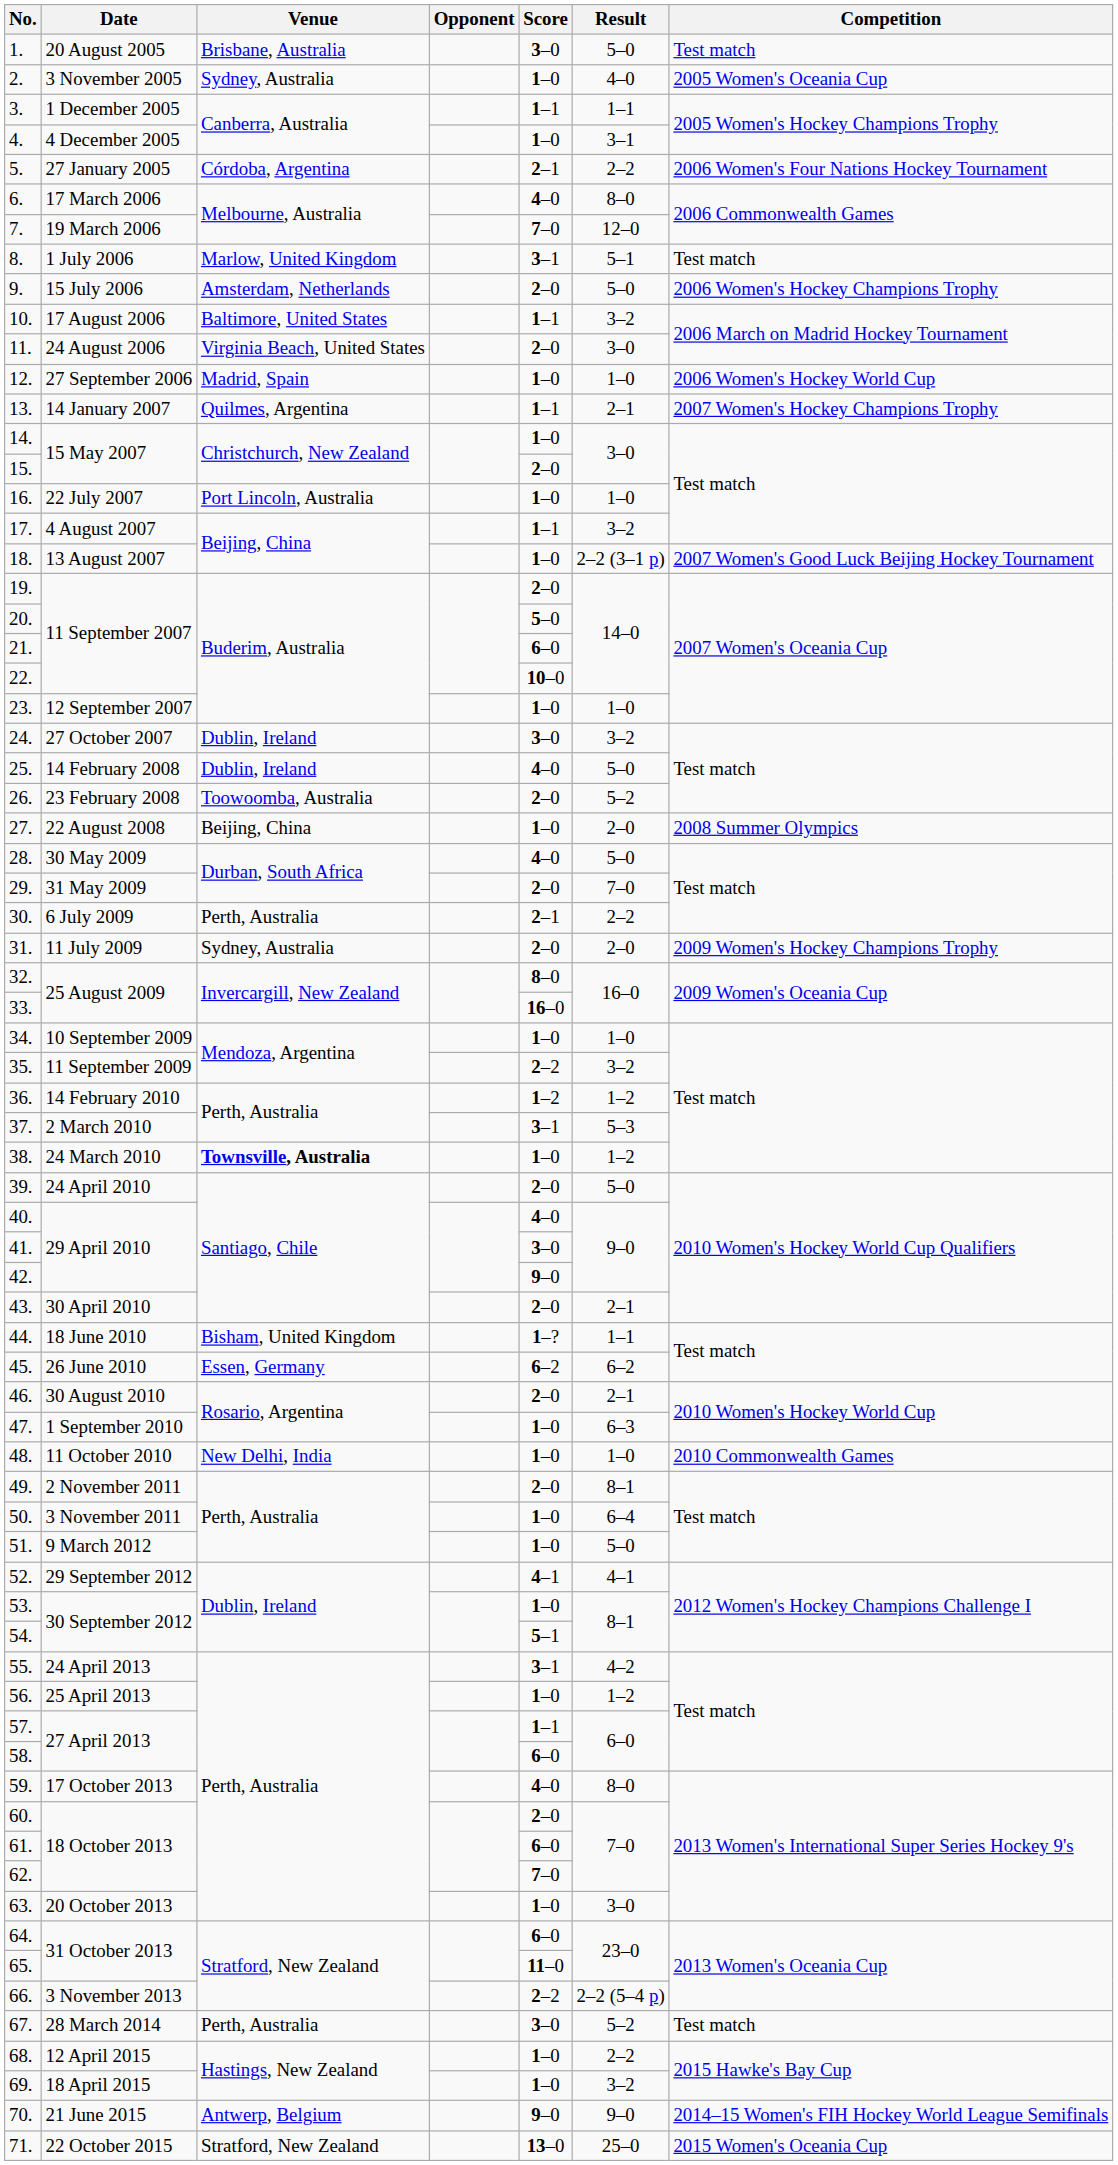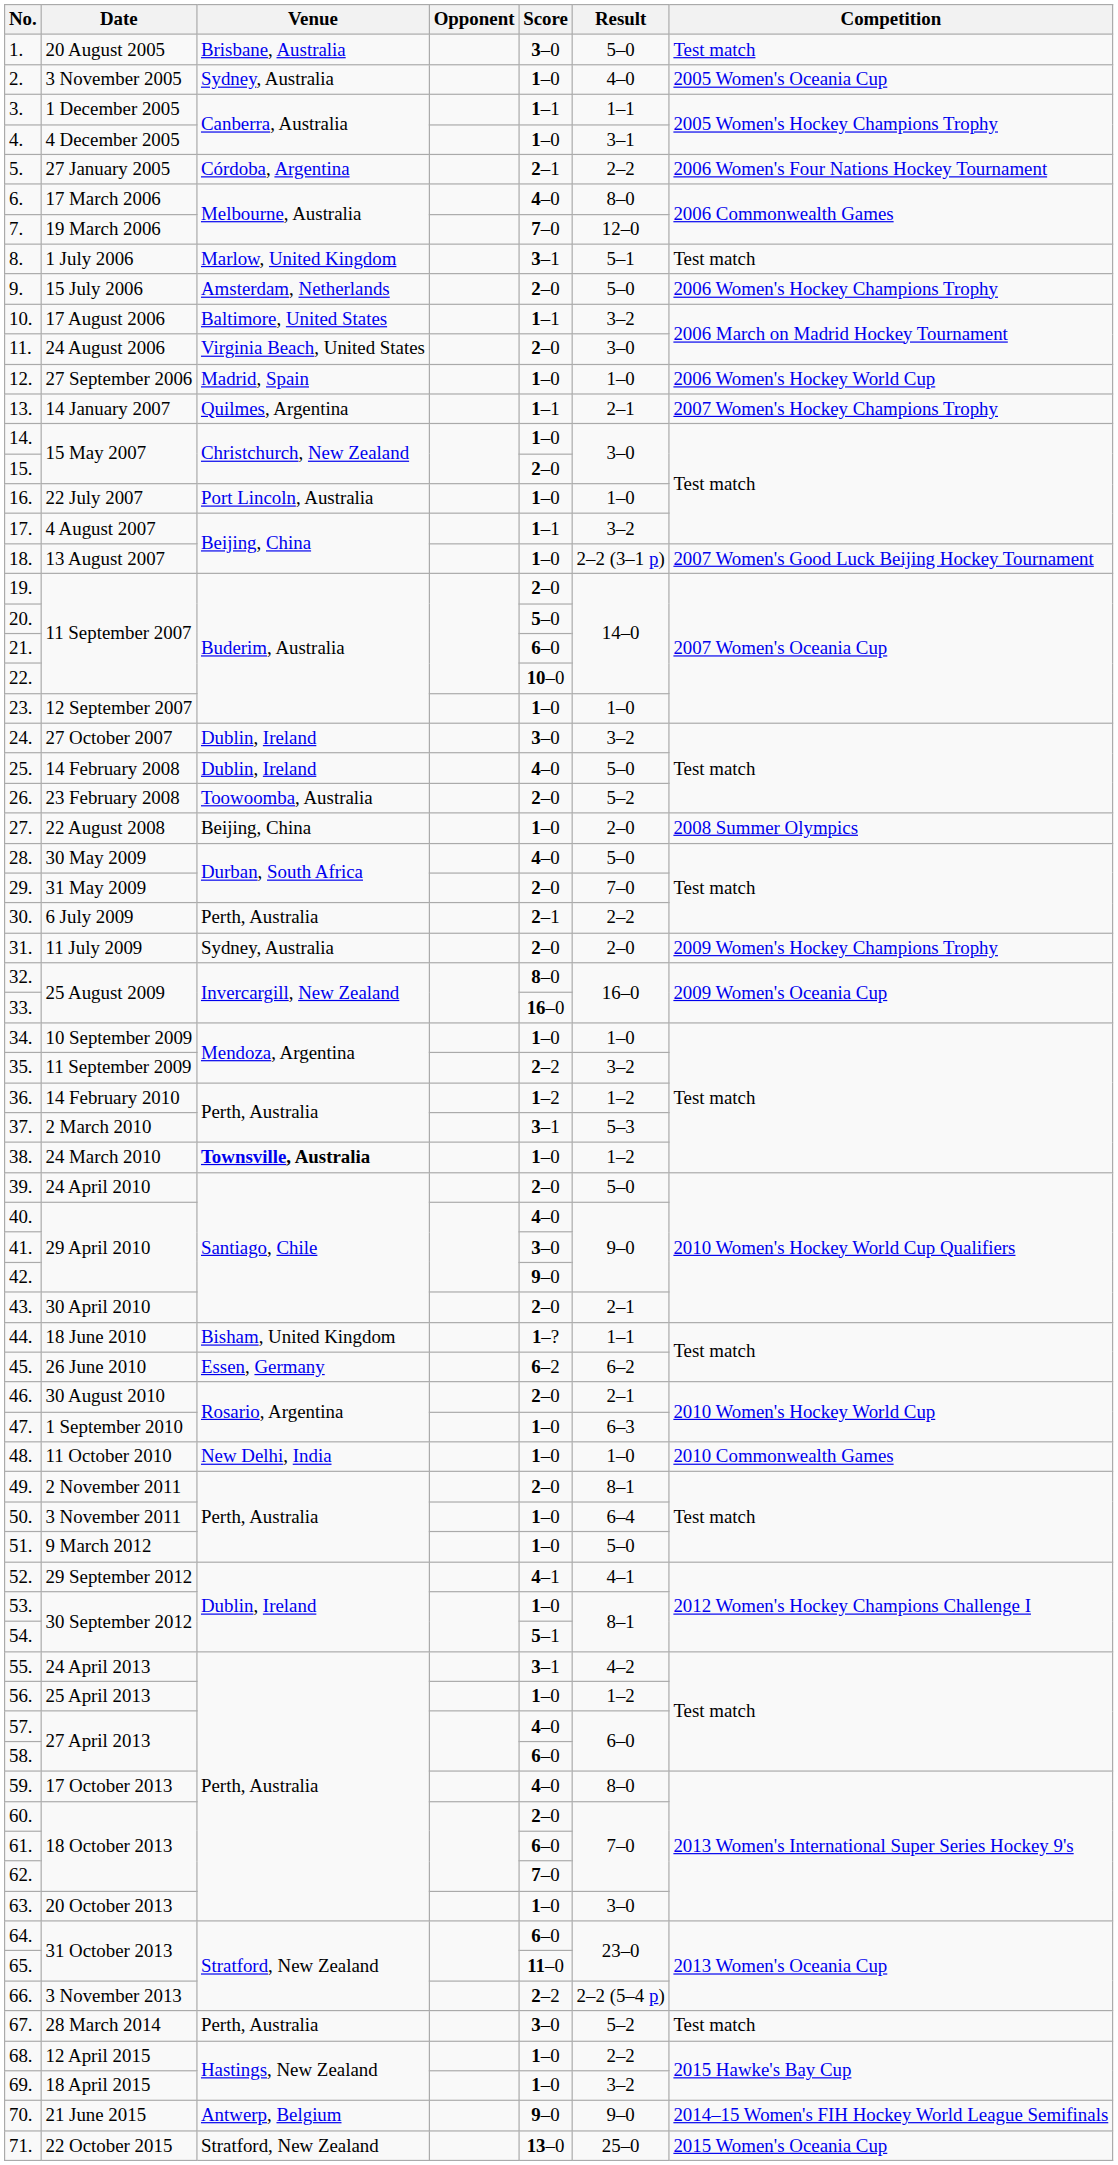(546, 1726) 1–1 -> (546, 1726) 4–0
